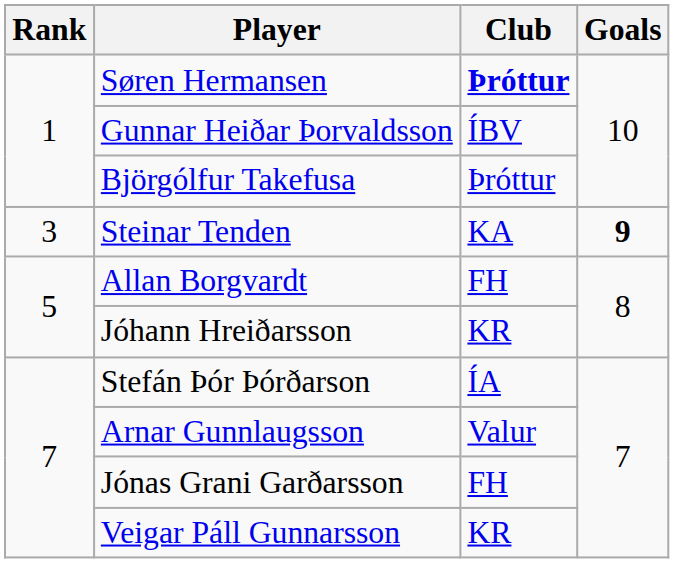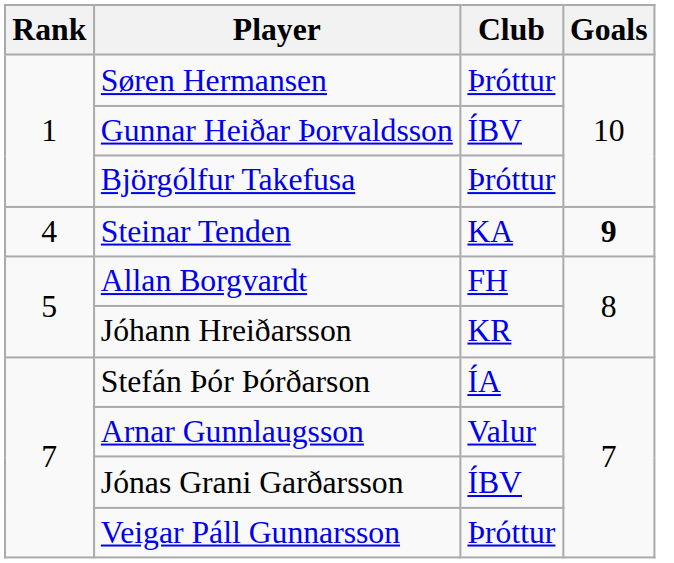(518, 79) bold -> (511, 79) normal
(49, 230) 3 -> (49, 230) 4
(488, 481) FH -> (495, 481) ÍBV
(489, 532) KR -> (511, 532) Þróttur
